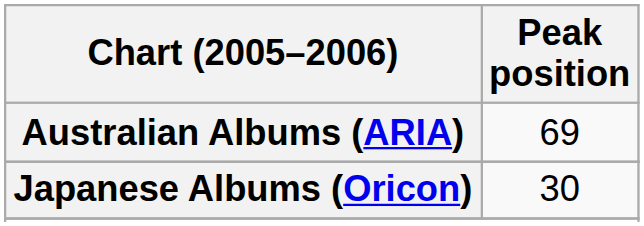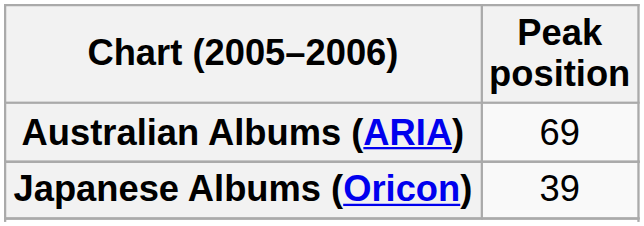(560, 189) 30 -> (560, 189) 39
